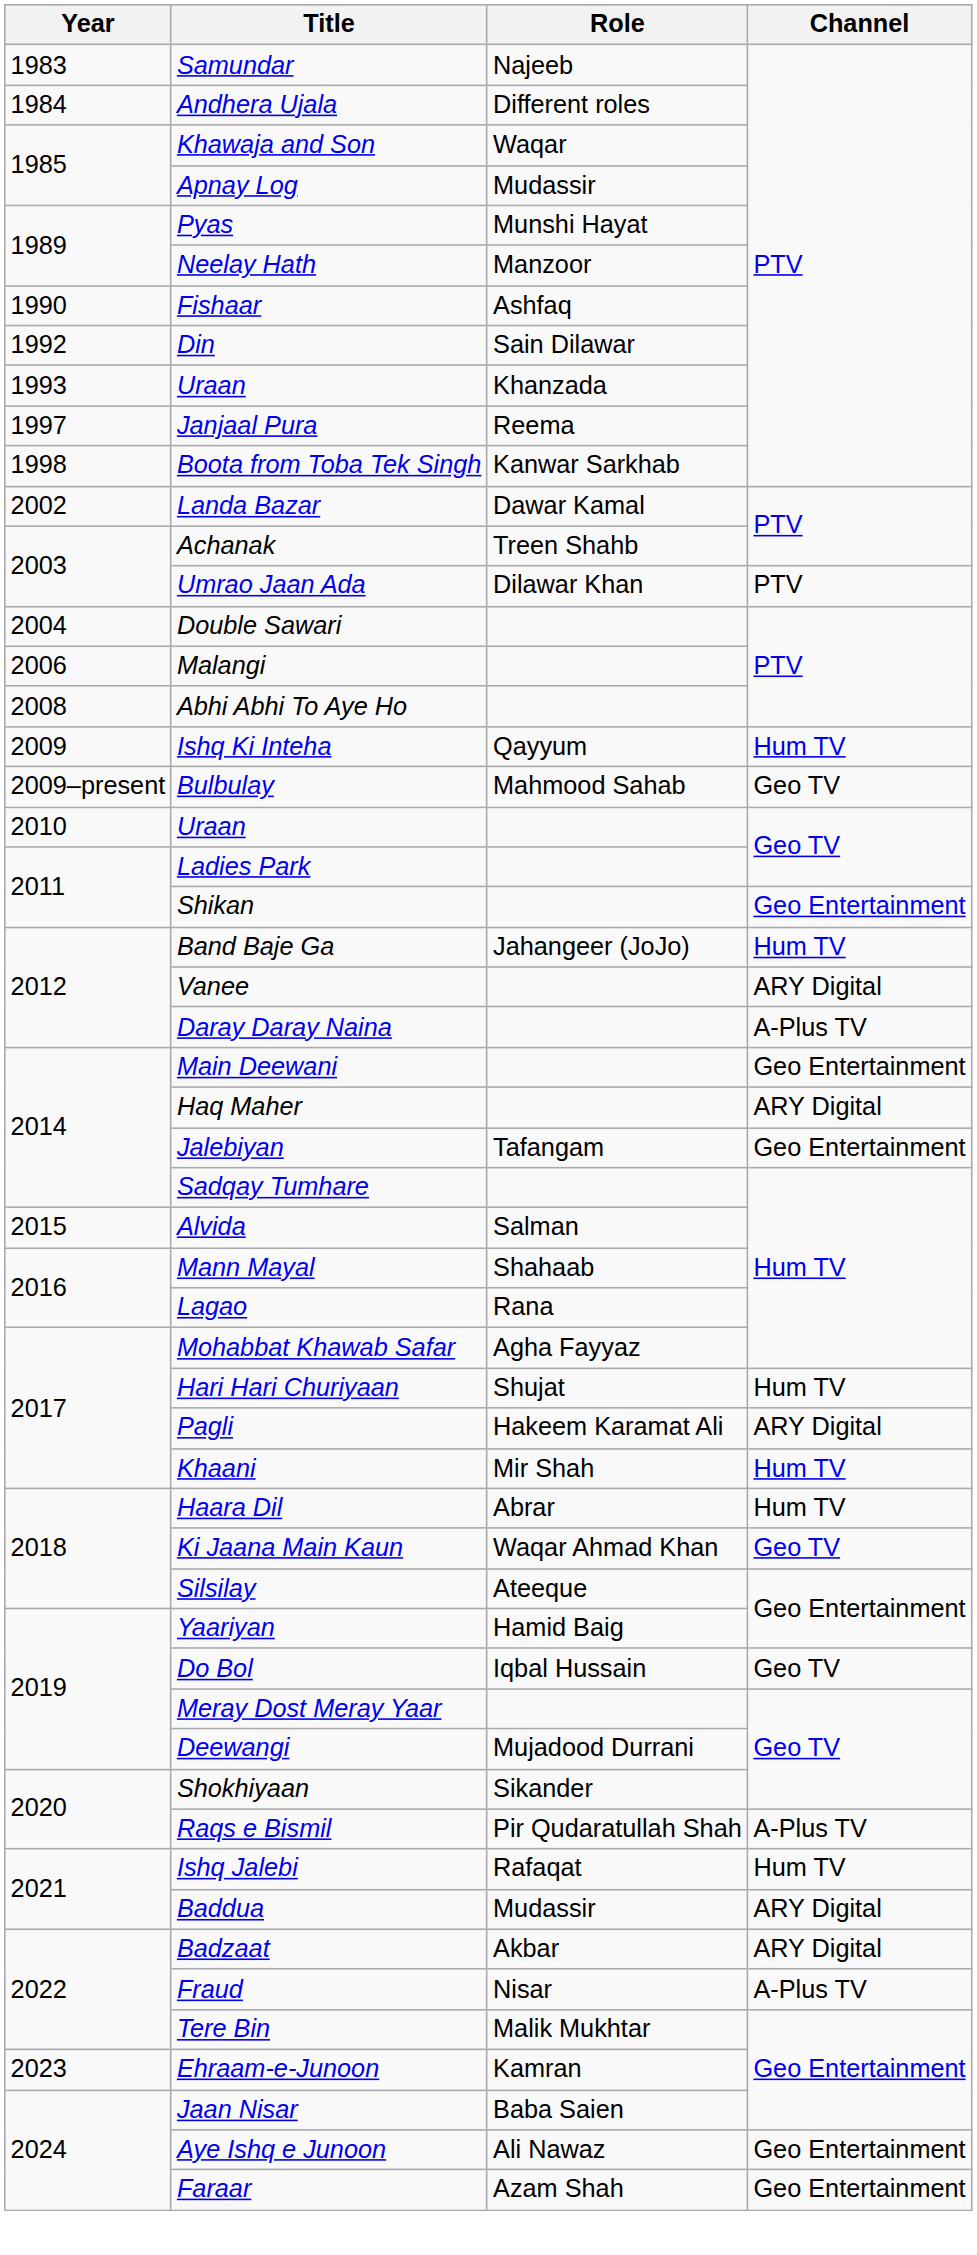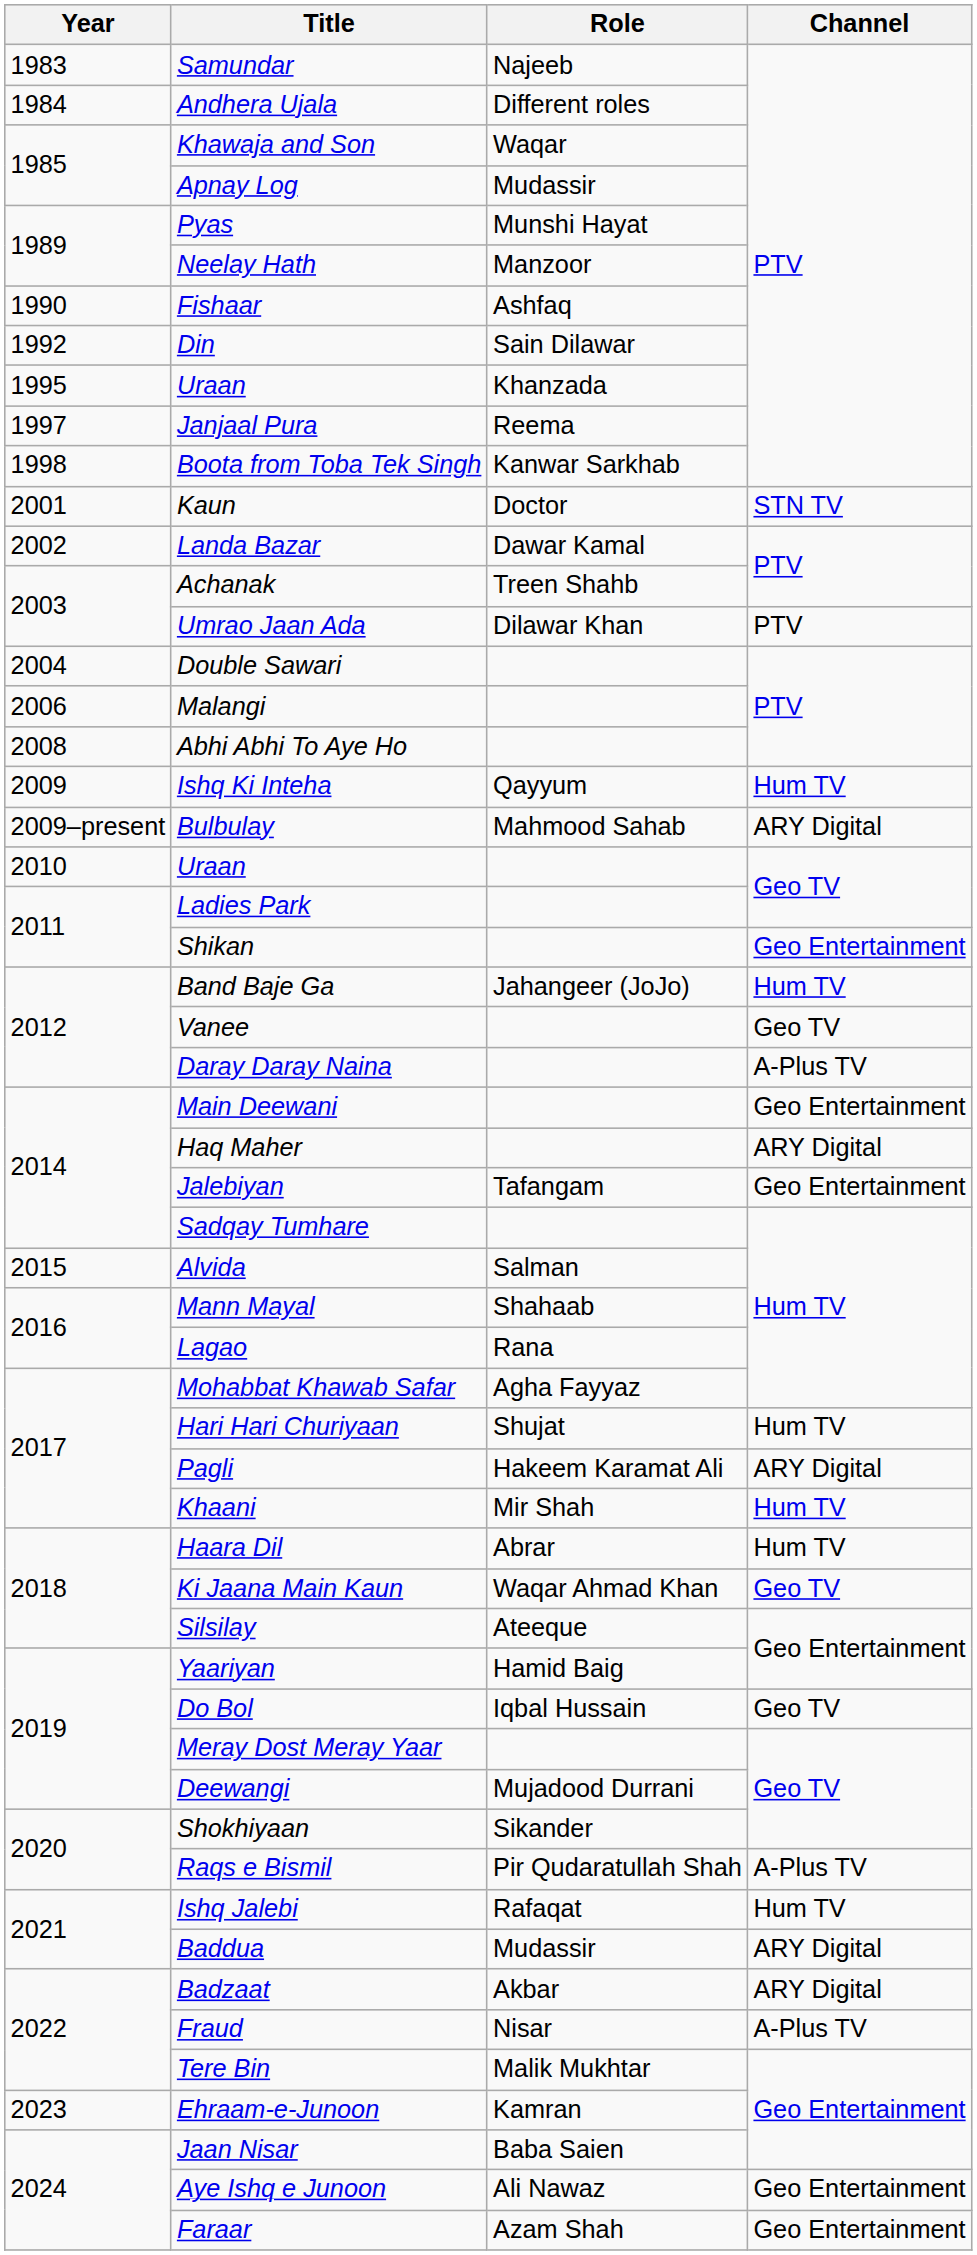(39, 385) 1993 -> (39, 385) 1995
+ row: (206, 505)
(797, 786) Geo TV -> (818, 826) ARY Digital
(818, 986) ARY Digital -> (797, 1026) Geo TV
